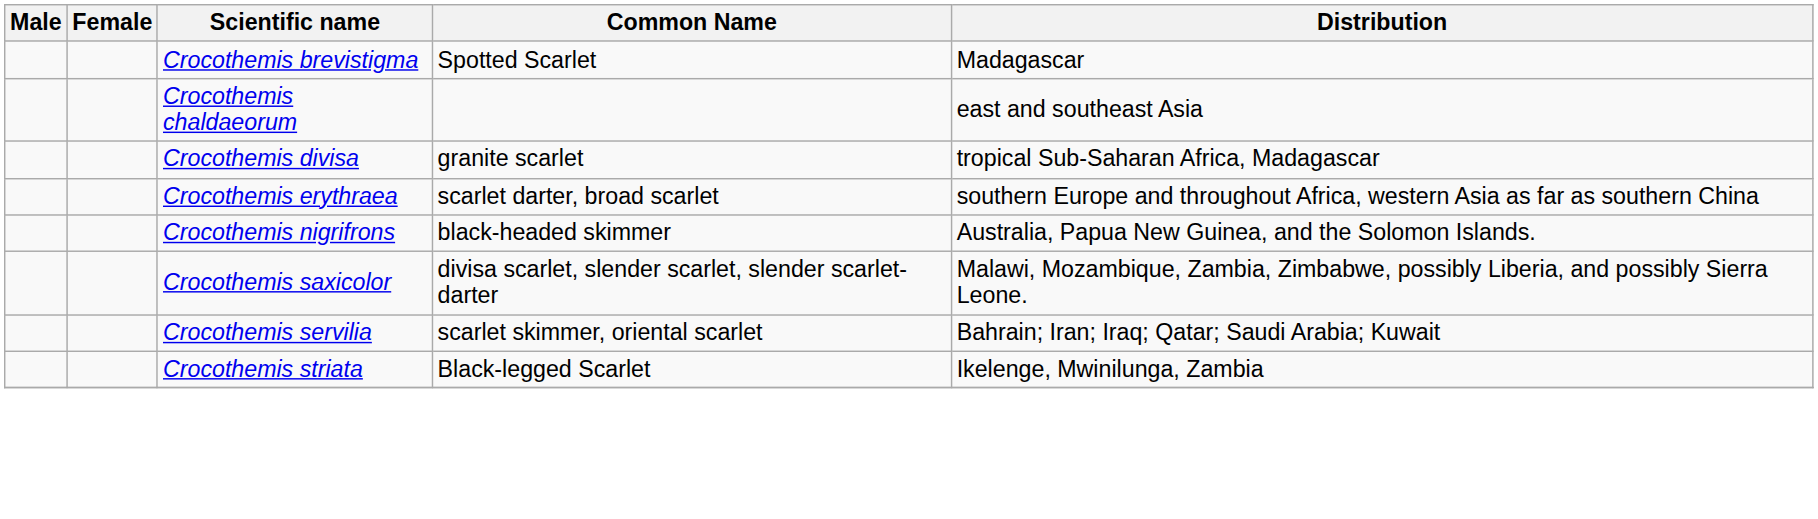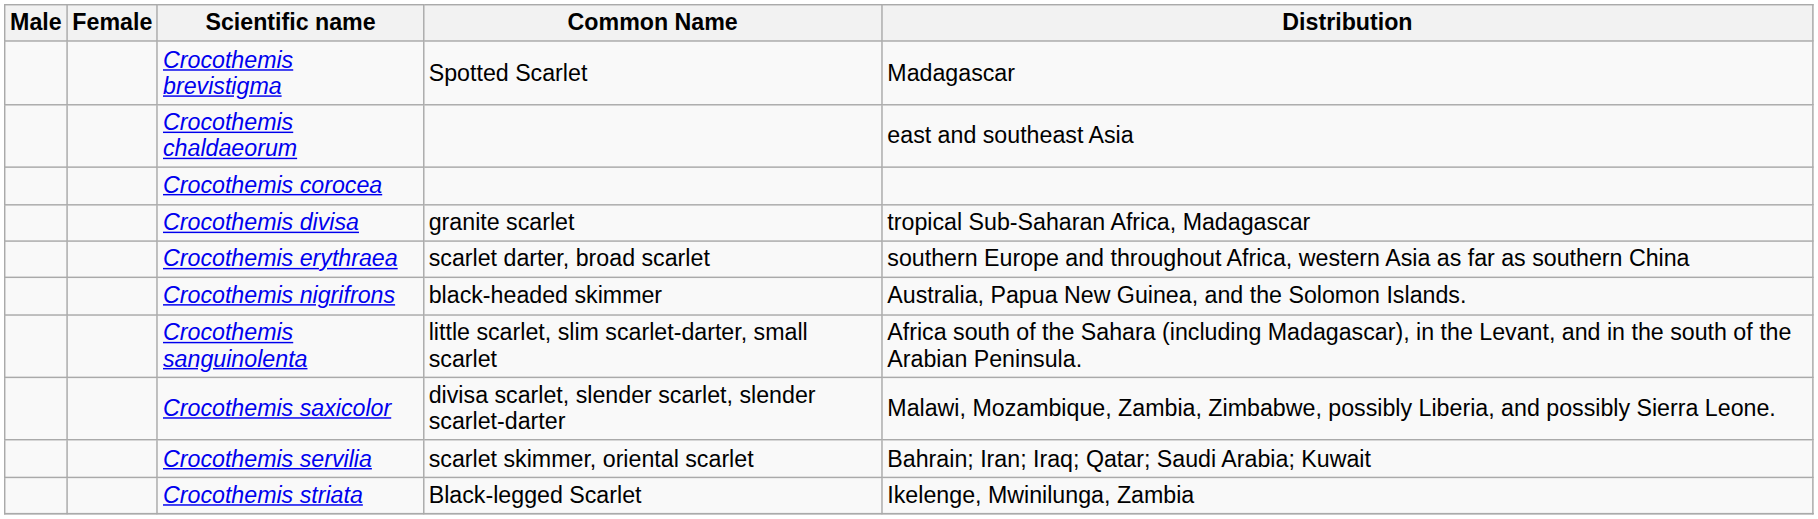+ row: (273, 185)
+ row: (235, 345)
